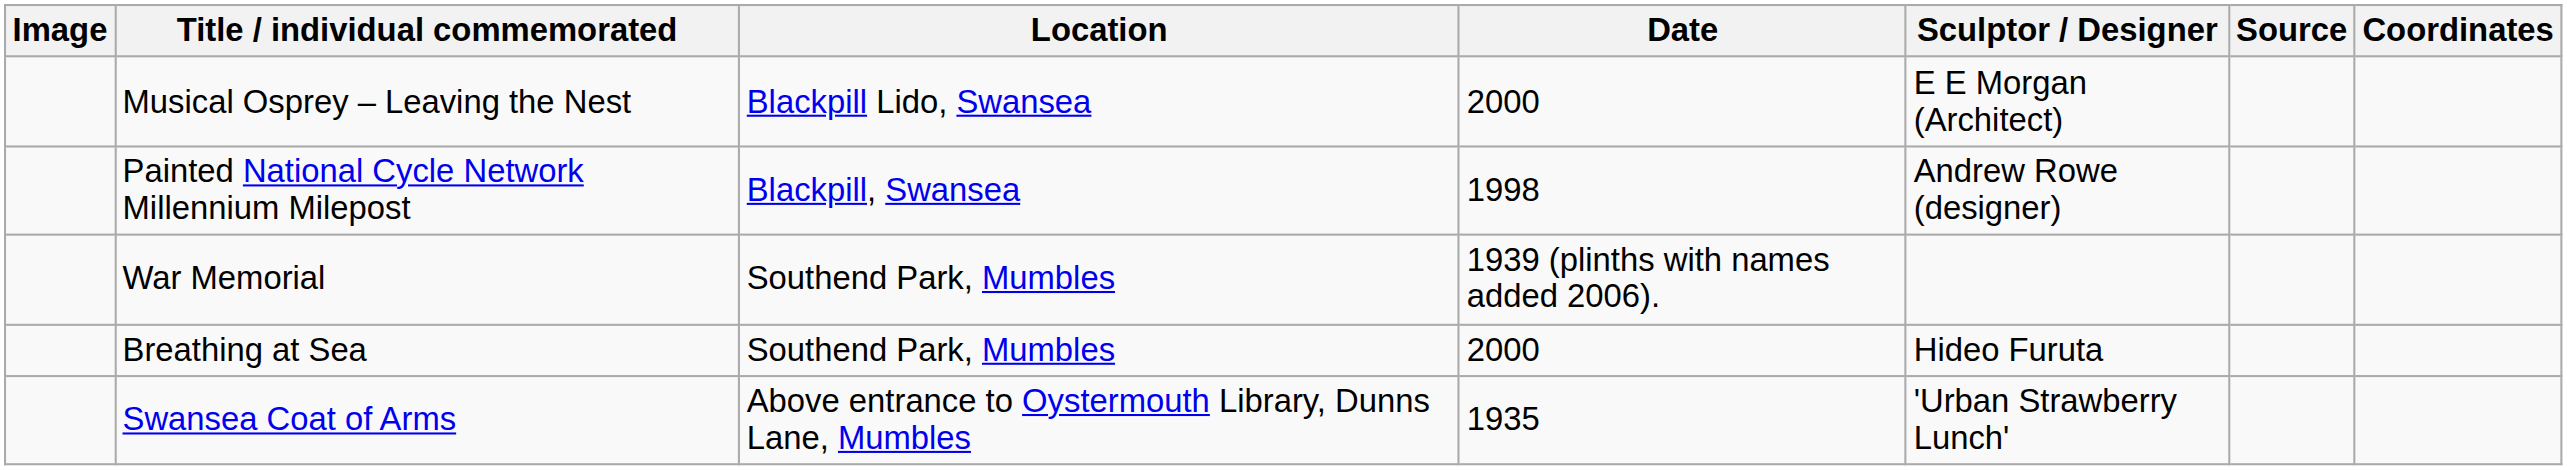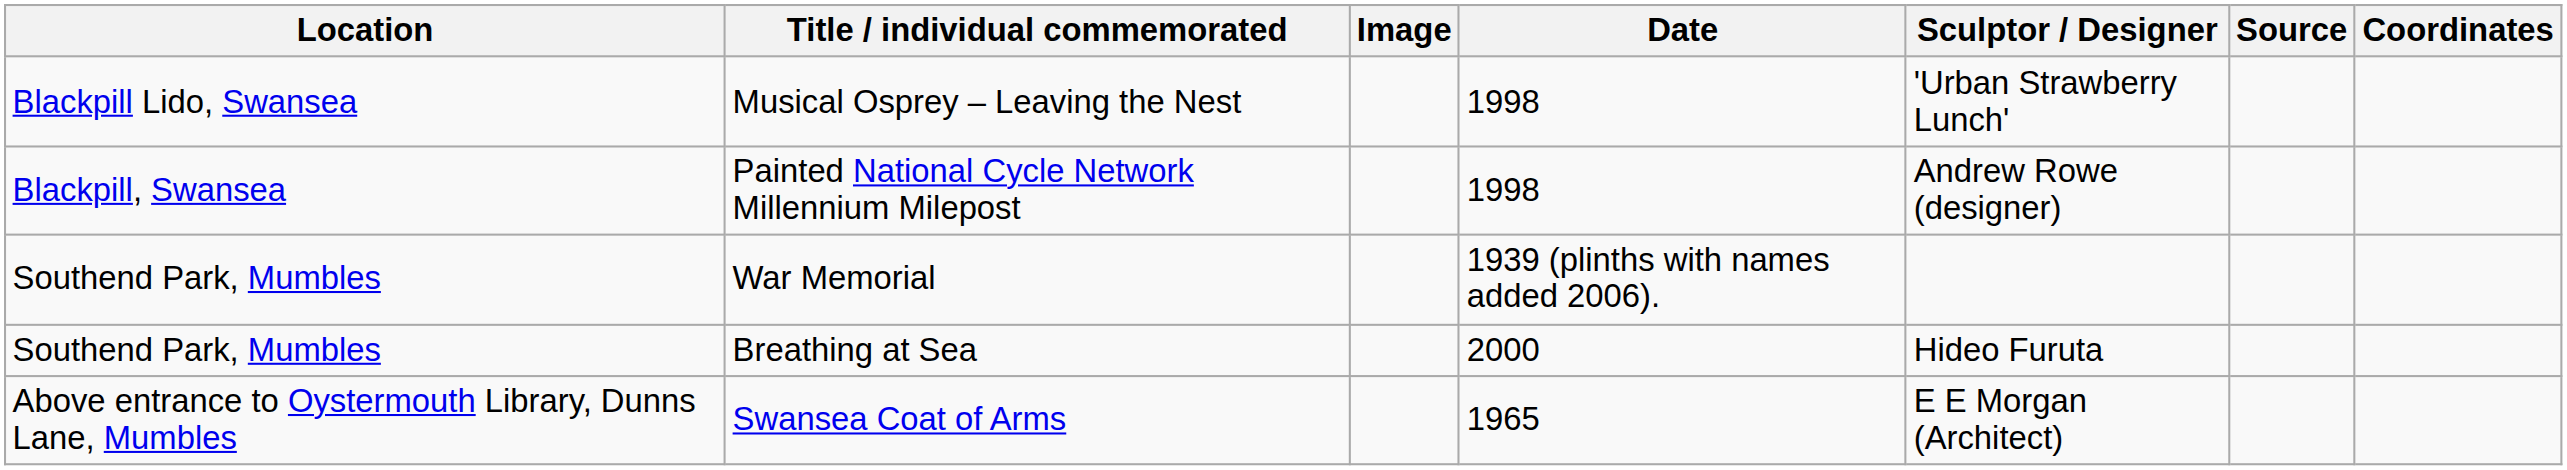columns swapped: (60, 30) <-> (1099, 30)
(1503, 100) 2000 -> (1503, 100) 1998
(2000, 100) E E Morgan (Architect) -> (2045, 100) 'Urban Strawberry Lunch'
(1503, 419) 1935 -> (1503, 419) 1965
(2045, 419) 'Urban Strawberry Lunch' -> (2000, 419) E E Morgan (Architect)
